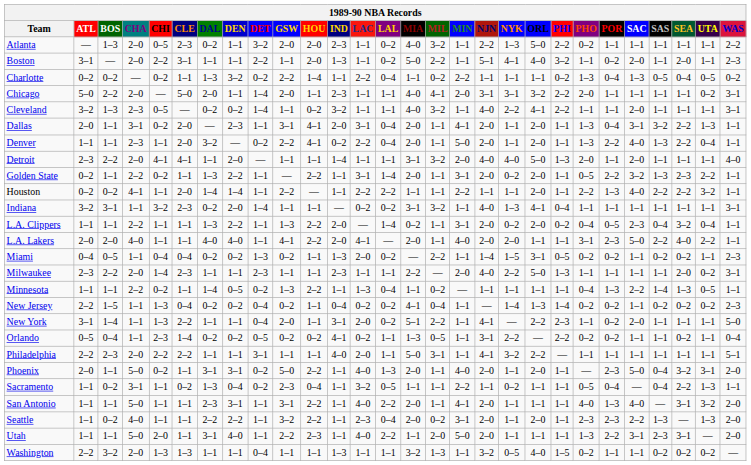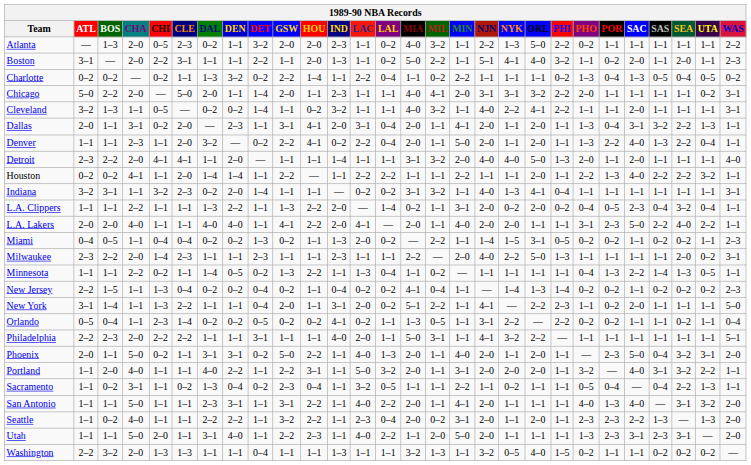(136, 110) 2–3 -> (136, 110) 1–1
- row: (32, 175)
+ row: (23, 371)
(612, 436) 2–2 -> (612, 436) 2–3
